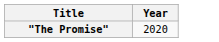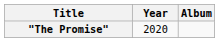+ column: (196, 13)
